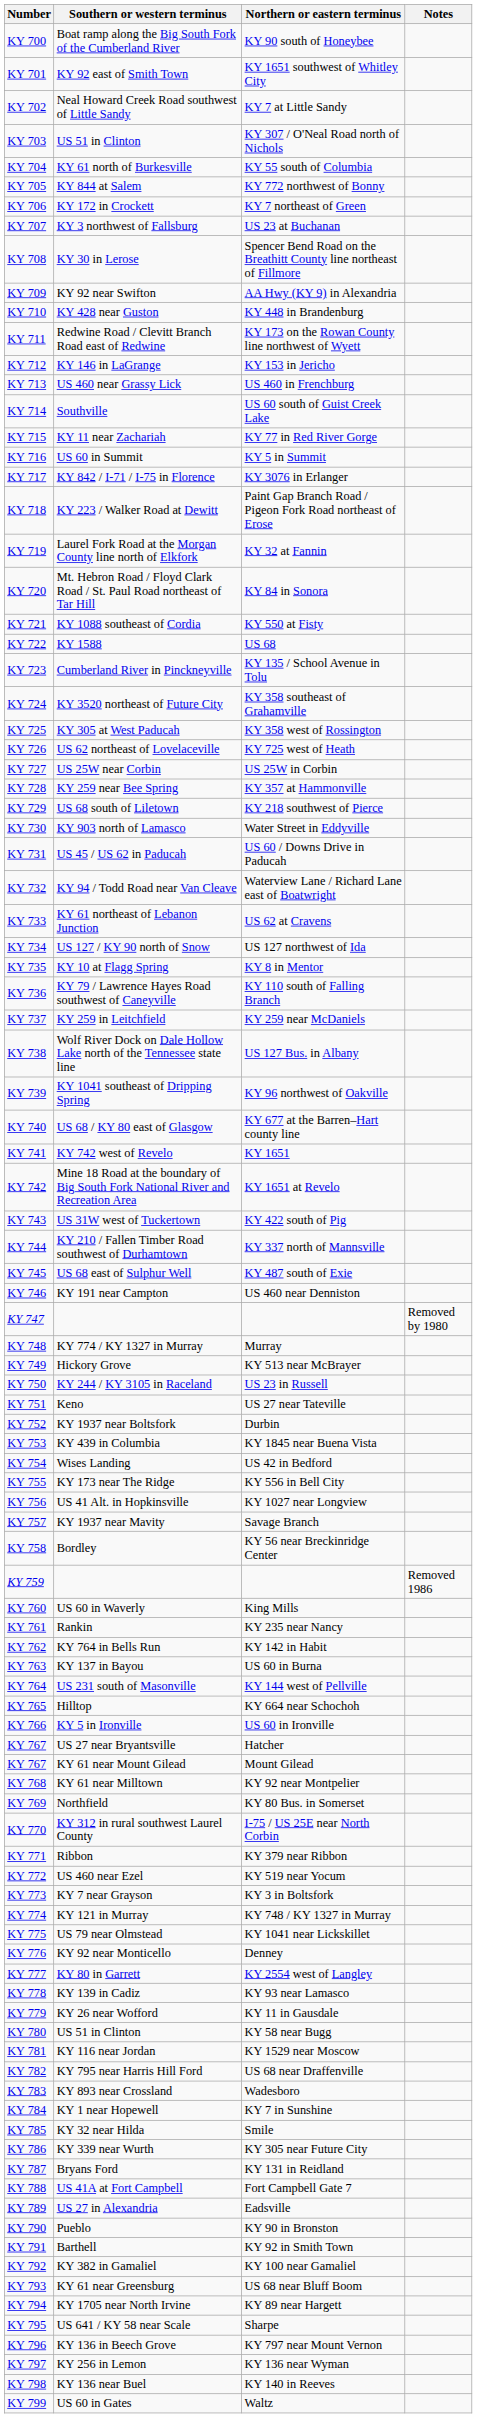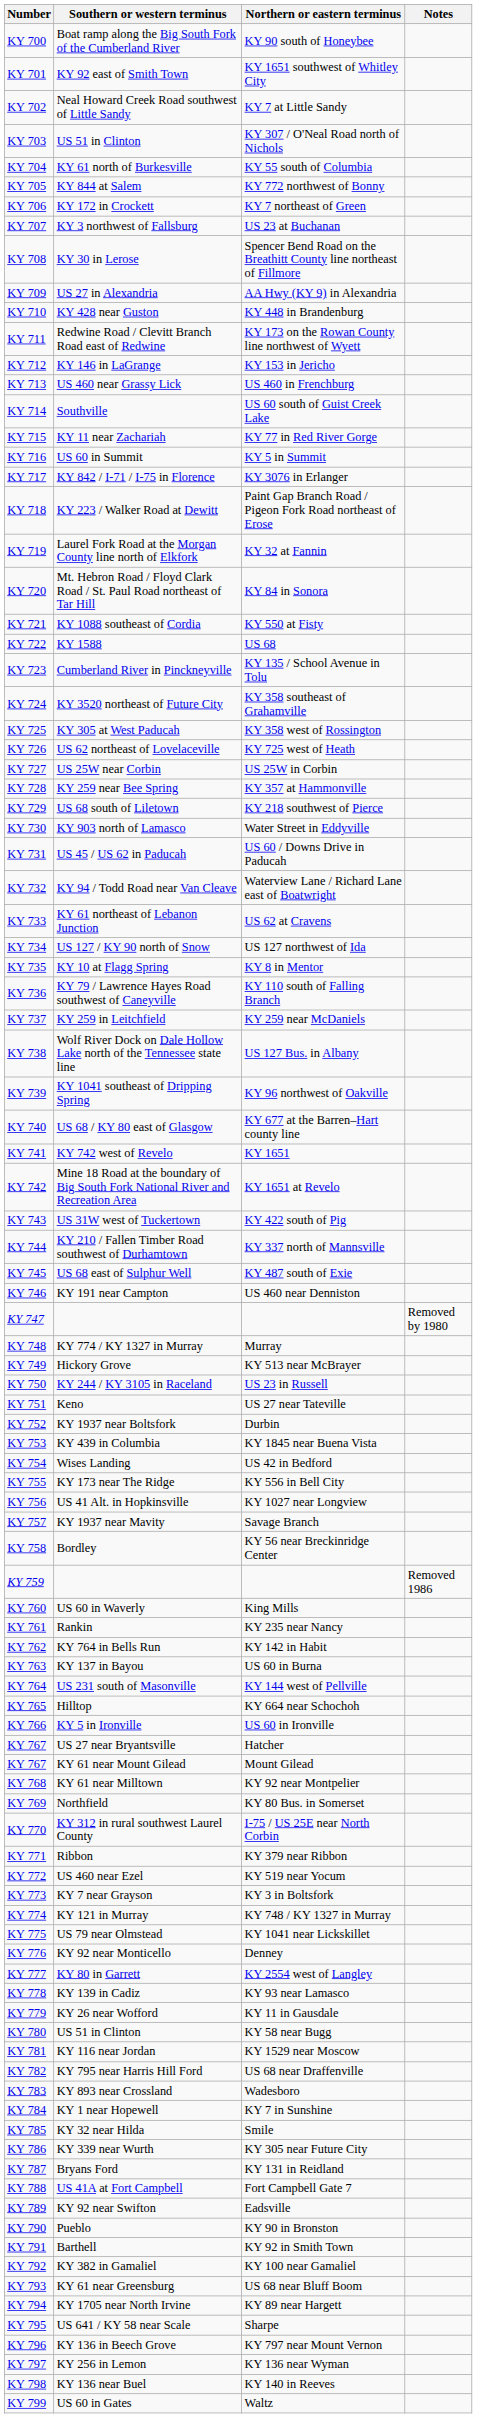(106, 292) KY 92 near Swifton -> (107, 292) US 27 in Alexandria
(107, 2208) US 27 in Alexandria -> (106, 2208) KY 92 near Swifton
